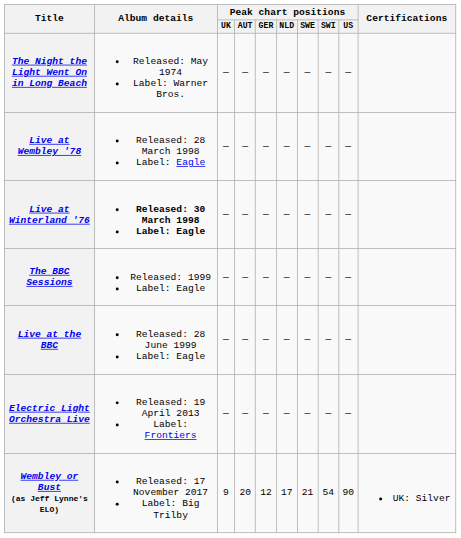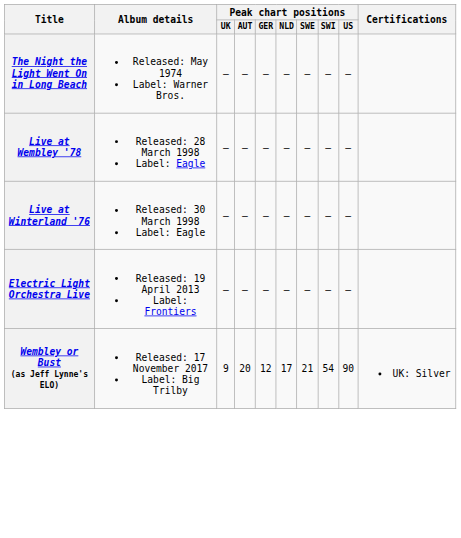(156, 220) bold -> (156, 221) normal
- row: (49, 277)
- row: (49, 340)
